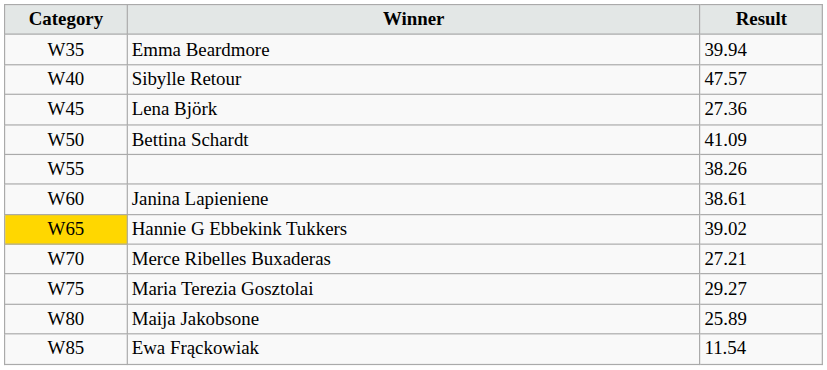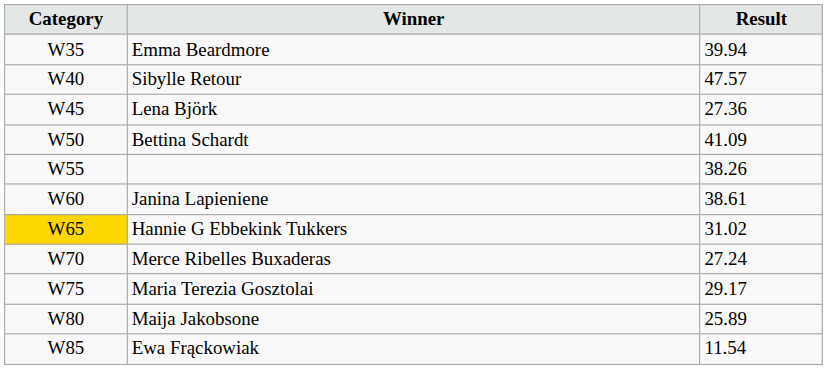(726, 229) 39.02 -> (726, 229) 31.02
(726, 259) 27.21 -> (726, 259) 27.24
(726, 288) 29.27 -> (726, 288) 29.17
